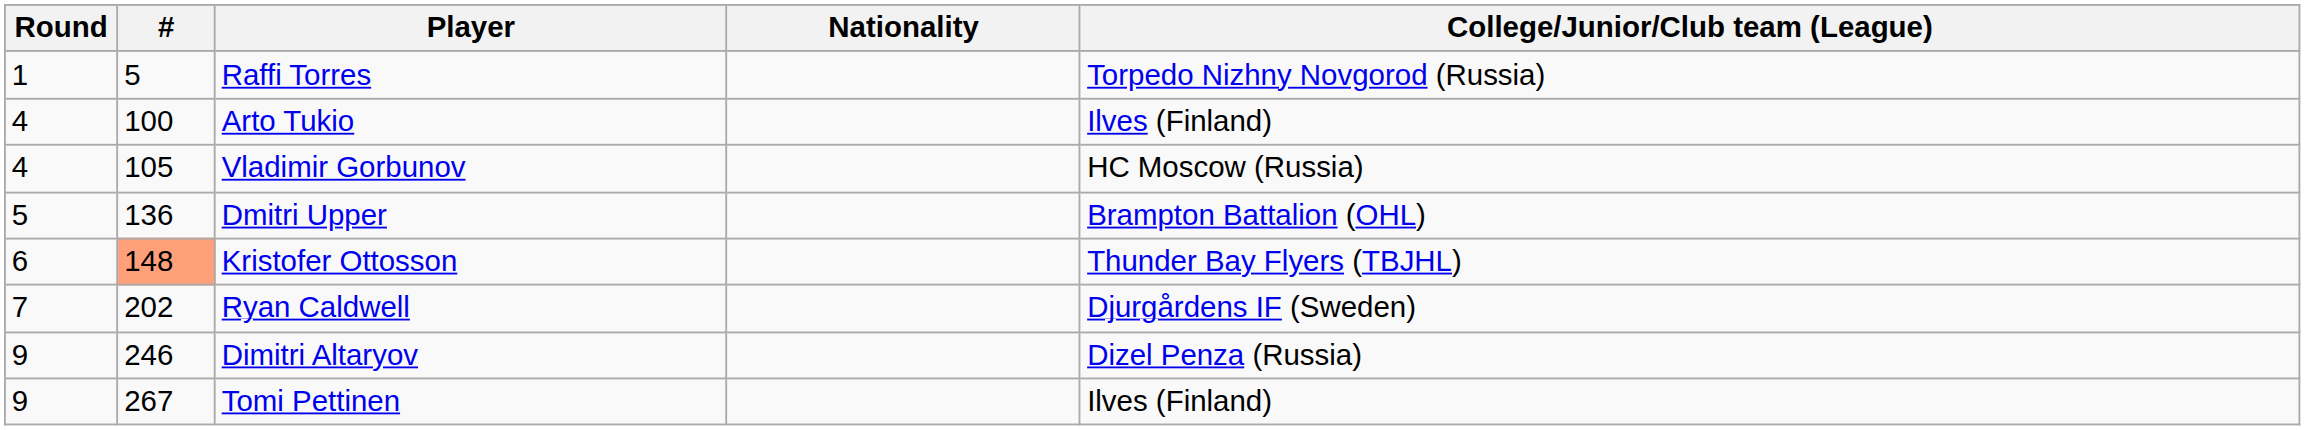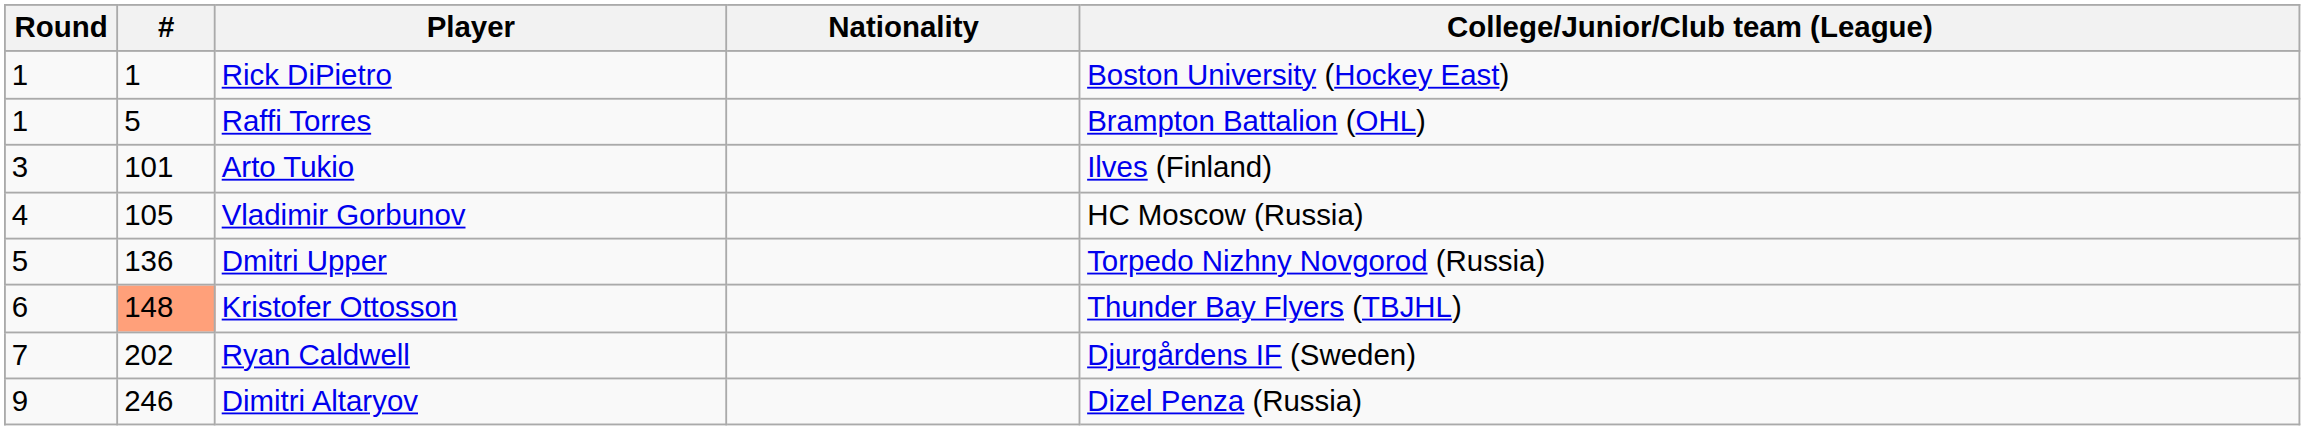+ row: (307, 74)
(1316, 74) Torpedo Nizhny Novgorod (Russia) -> (1256, 121) Brampton Battalion (OHL)
(20, 121) 4 -> (20, 167) 3
(149, 121) 100 -> (149, 167) 101
(1256, 214) Brampton Battalion (OHL) -> (1316, 261) Torpedo Nizhny Novgorod (Russia)
- row: (311, 401)
